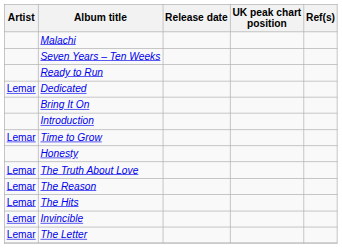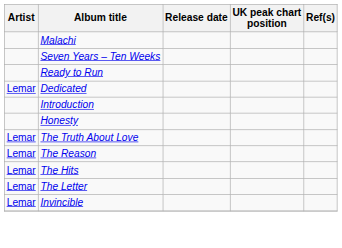- row: (65, 105)
- row: (71, 137)
rows swapped: (62, 219) <-> (64, 235)
